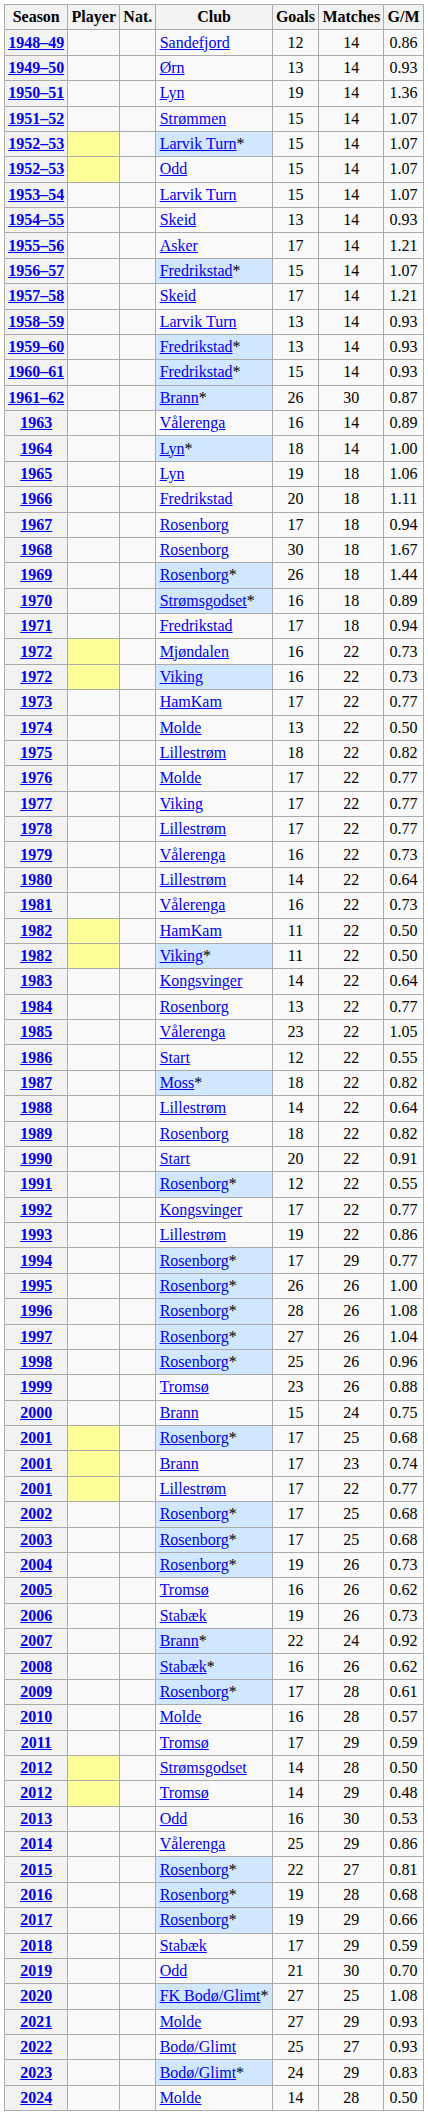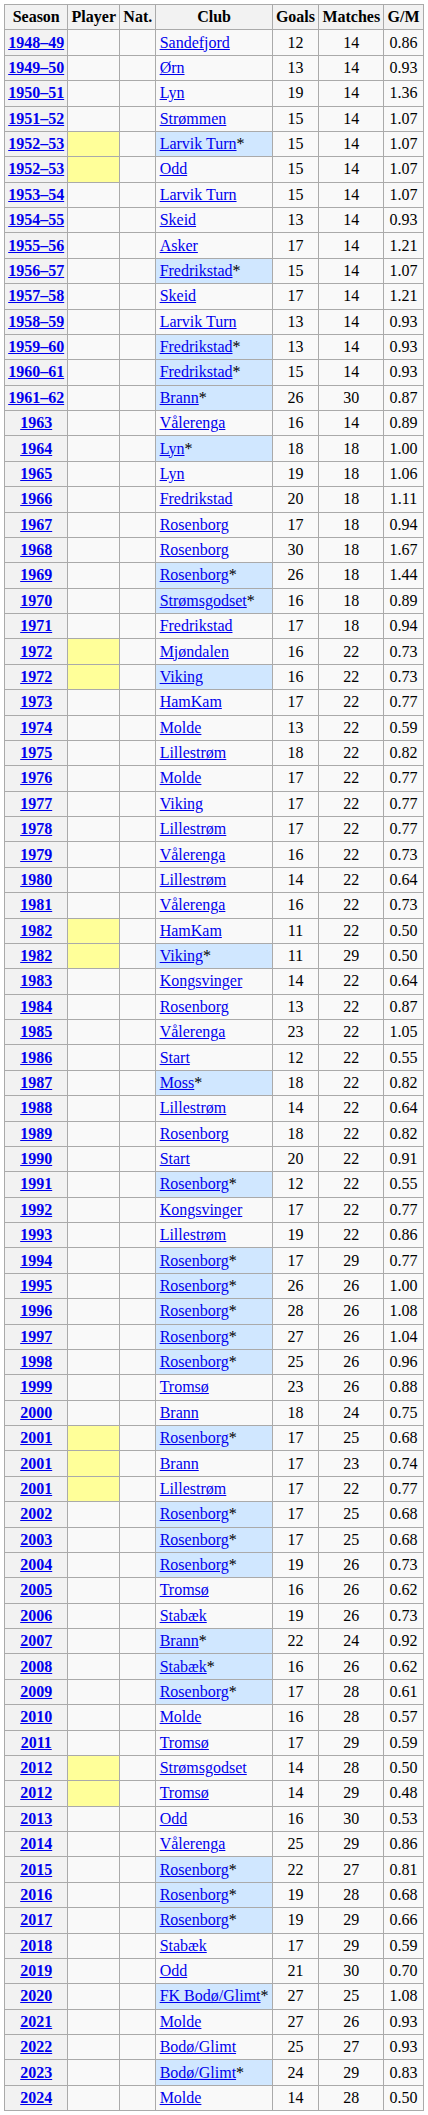(351, 448) 14 -> (351, 448) 18
(404, 727) 0.50 -> (404, 727) 0.59
(351, 956) 22 -> (351, 956) 29
(404, 1006) 0.77 -> (404, 1006) 0.87
(295, 1412) 15 -> (295, 1412) 18
(351, 2021) 29 -> (351, 2021) 26
